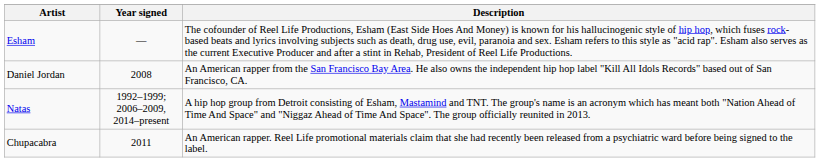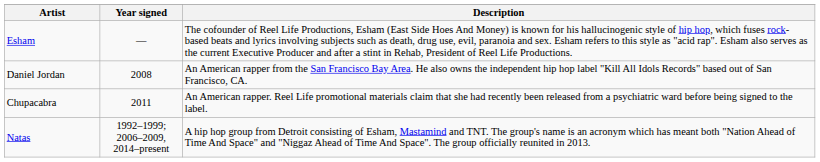rows swapped: (32, 143) <-> (19, 109)
